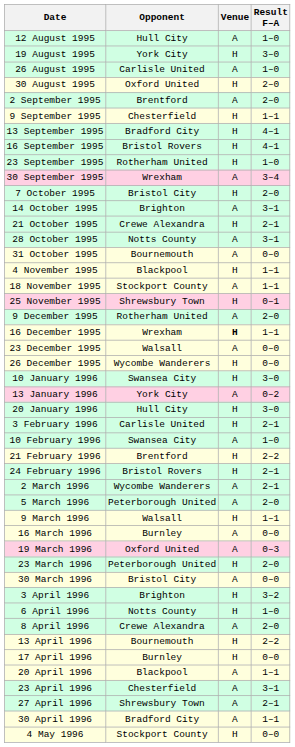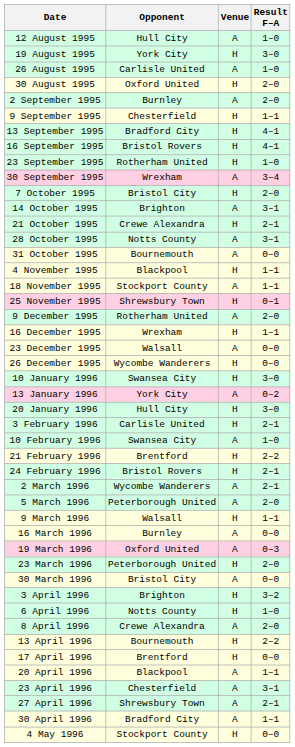(162, 100) Brentford -> (162, 100) Burnley
(235, 332) bold -> (235, 332) normal
(162, 657) Burnley -> (162, 657) Brentford
